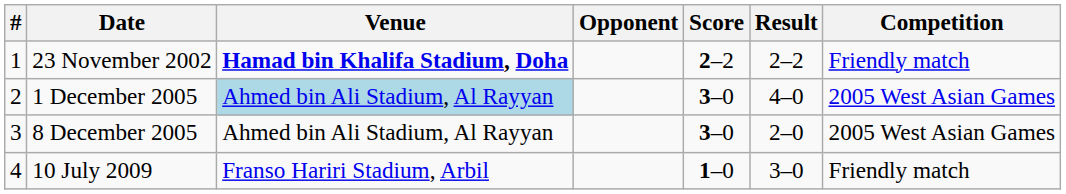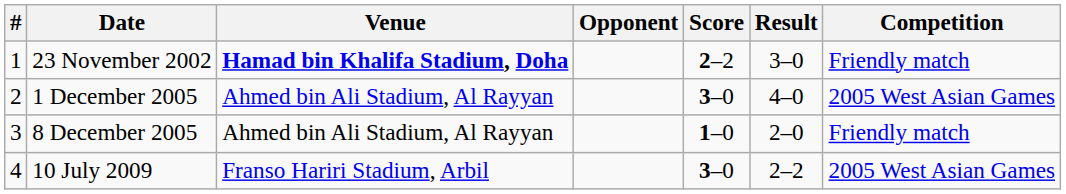(786, 59) 2–2 -> (786, 59) 3–0
(388, 96) lightblue background -> (388, 96) no background
(716, 133) 3–0 -> (716, 133) 1–0
(942, 133) 2005 West Asian Games -> (899, 133) Friendly match
(716, 170) 1–0 -> (716, 170) 3–0
(786, 170) 3–0 -> (786, 170) 2–2
(899, 170) Friendly match -> (942, 170) 2005 West Asian Games
